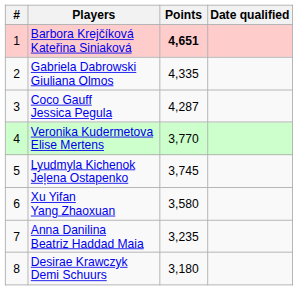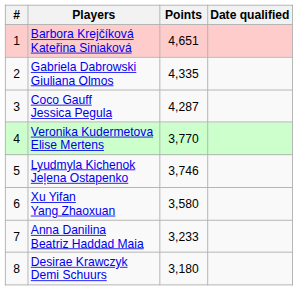(183, 41) bold -> (183, 41) normal
(183, 171) 3,745 -> (183, 171) 3,746
(183, 236) 3,235 -> (183, 236) 3,233
